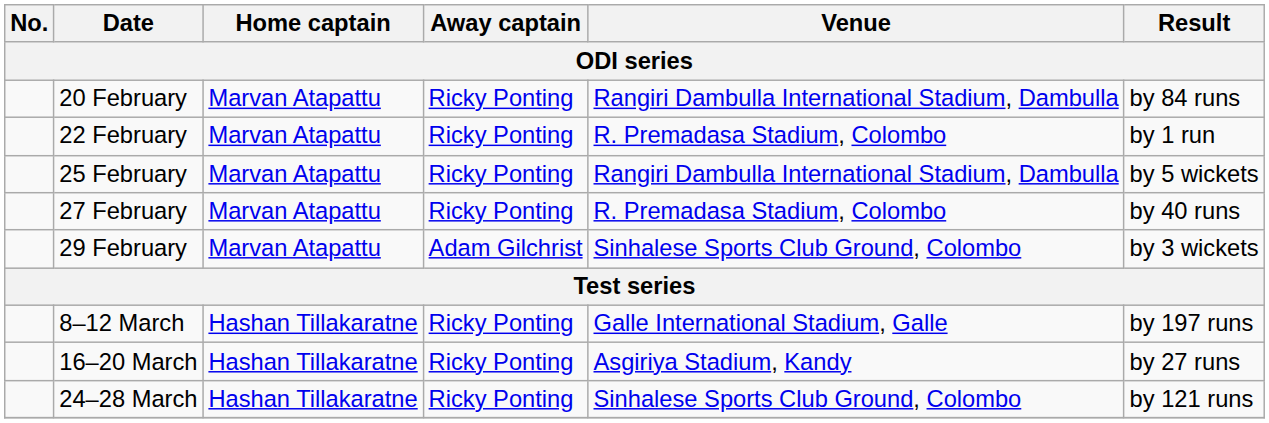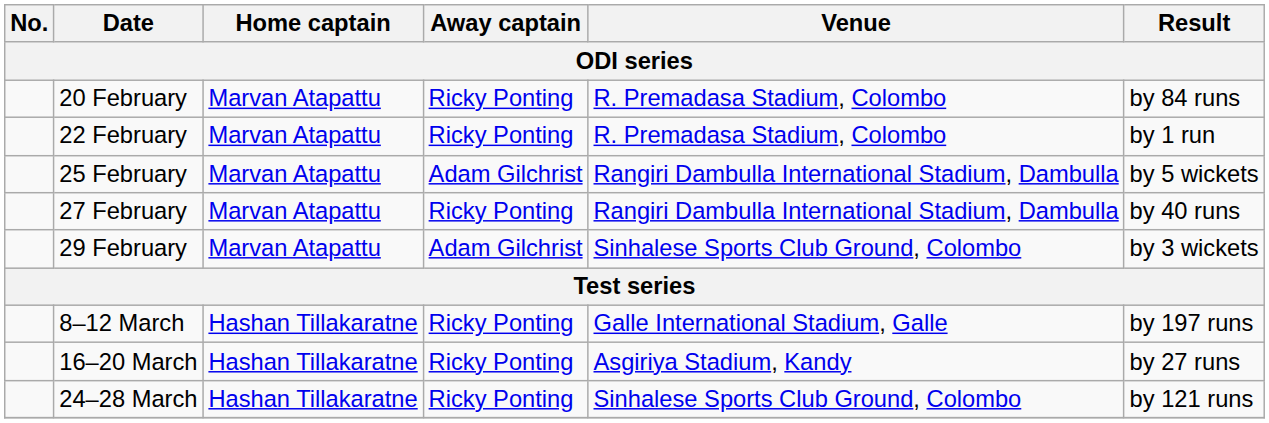(856, 98) Rangiri Dambulla International Stadium, Dambulla -> (770, 98) R. Premadasa Stadium, Colombo
(501, 173) Ricky Ponting -> (506, 173) Adam Gilchrist
(770, 211) R. Premadasa Stadium, Colombo -> (856, 211) Rangiri Dambulla International Stadium, Dambulla
